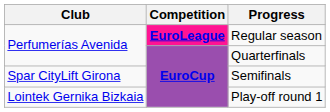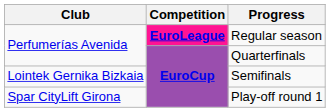(64, 76) Spar CityLift Girona -> (75, 76) Lointek Gernika Bizkaia
(75, 96) Lointek Gernika Bizkaia -> (64, 96) Spar CityLift Girona
